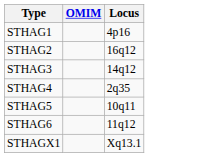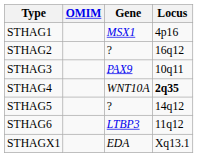+ column: (128, 13)
(121, 69) 14q12 -> (169, 69) 10q11
(118, 87) normal -> (167, 87) bold
(121, 106) 10q11 -> (170, 106) 14q12
